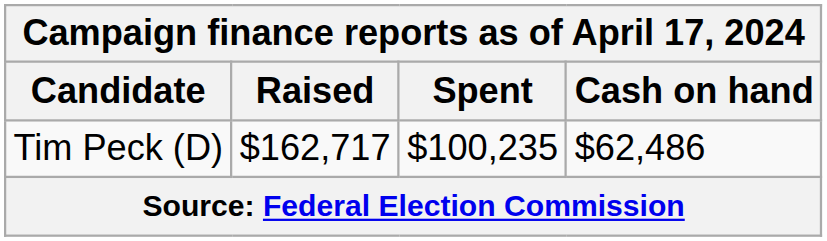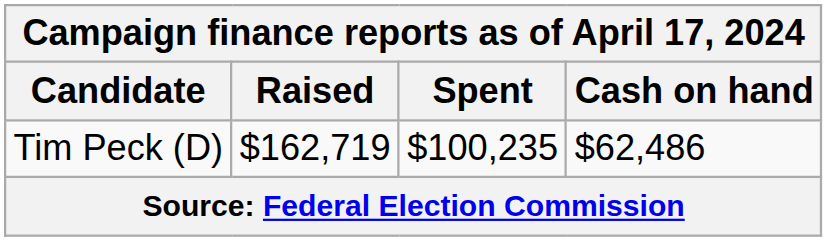(315, 147) $162,717 -> (315, 147) $162,719
